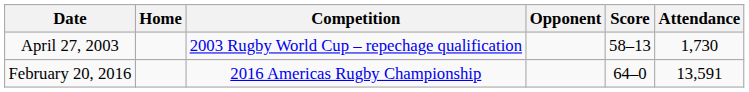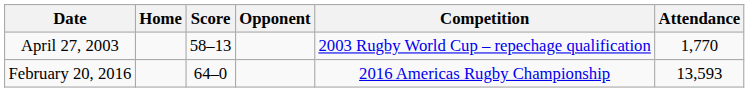columns swapped: (630, 18) <-> (356, 18)
(699, 46) 1,730 -> (699, 46) 1,770
(699, 73) 13,591 -> (699, 73) 13,593
